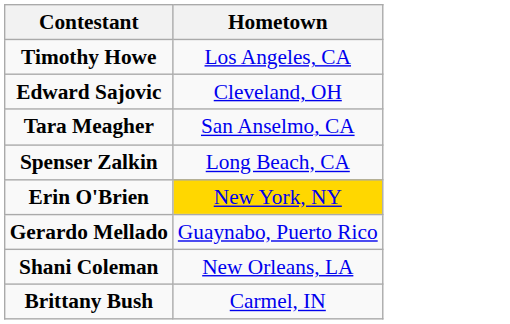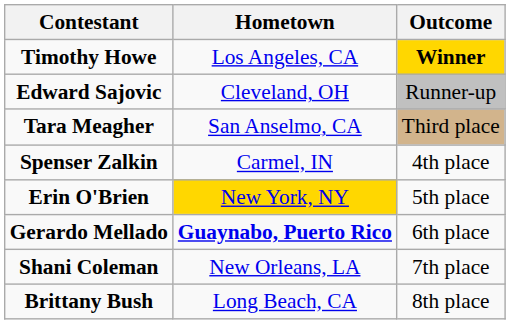+ column: (451, 22)
(278, 162) Long Beach, CA -> (285, 162) Carmel, IN
(278, 231) normal -> (285, 231) bold
(278, 301) Carmel, IN -> (285, 301) Long Beach, CA
